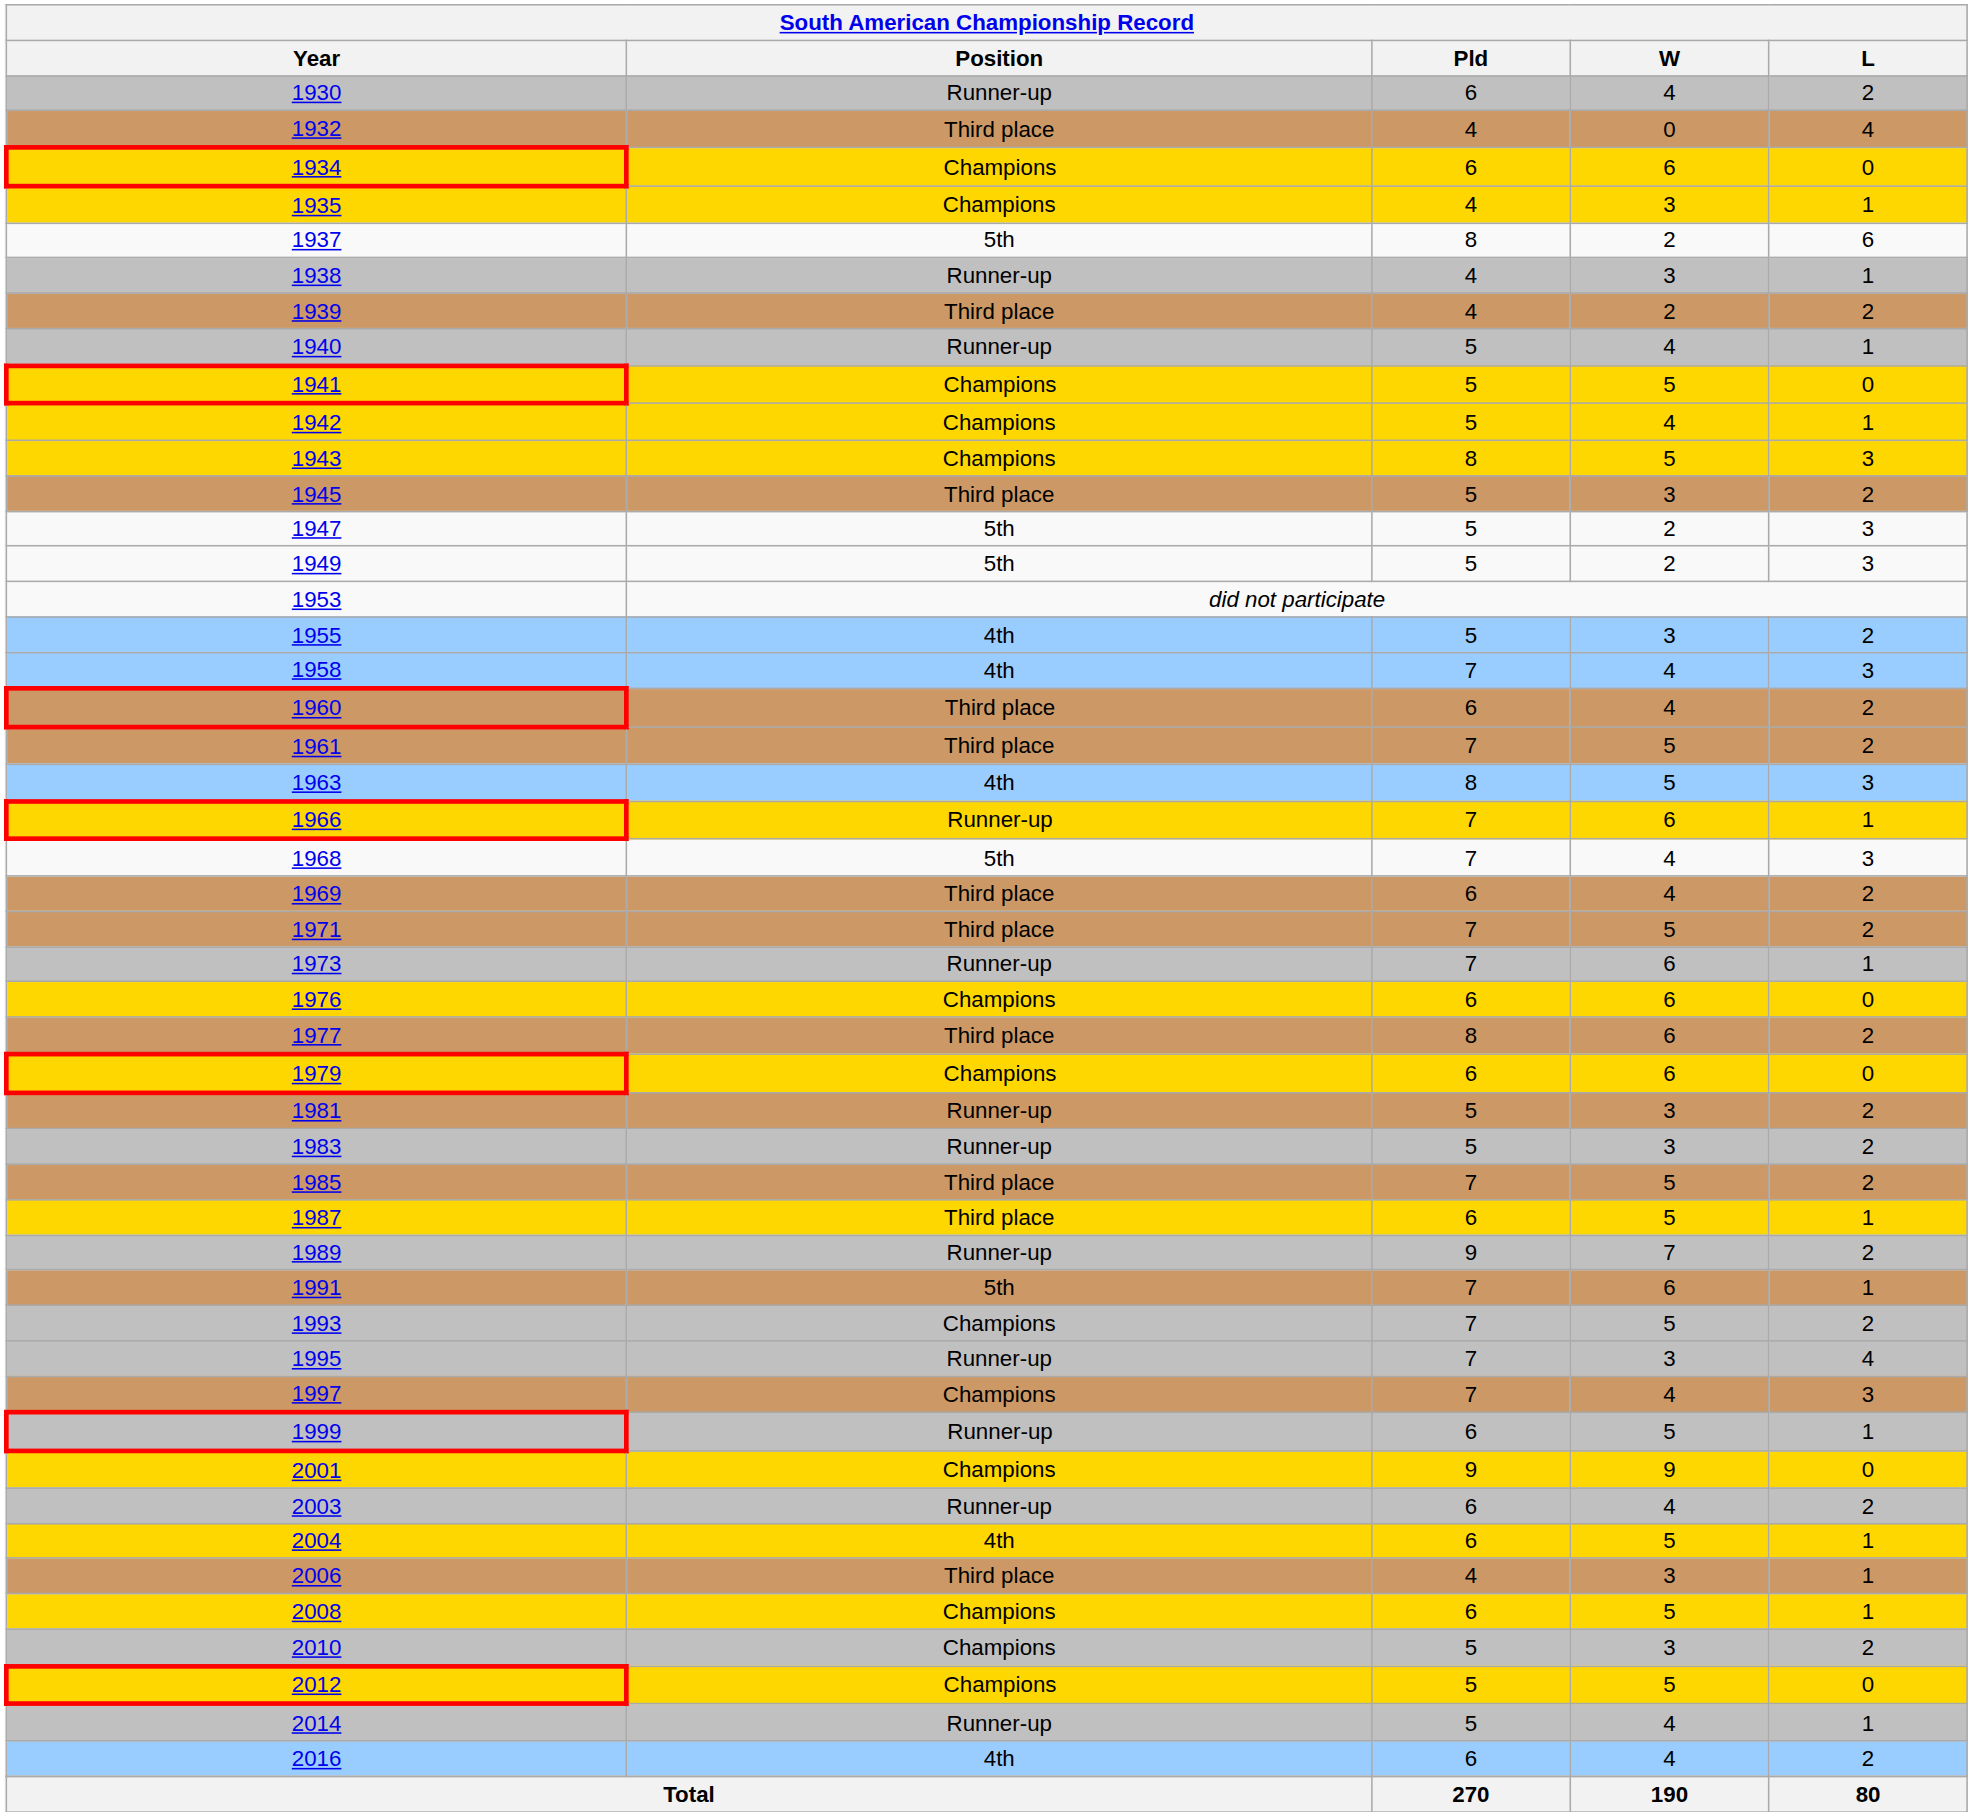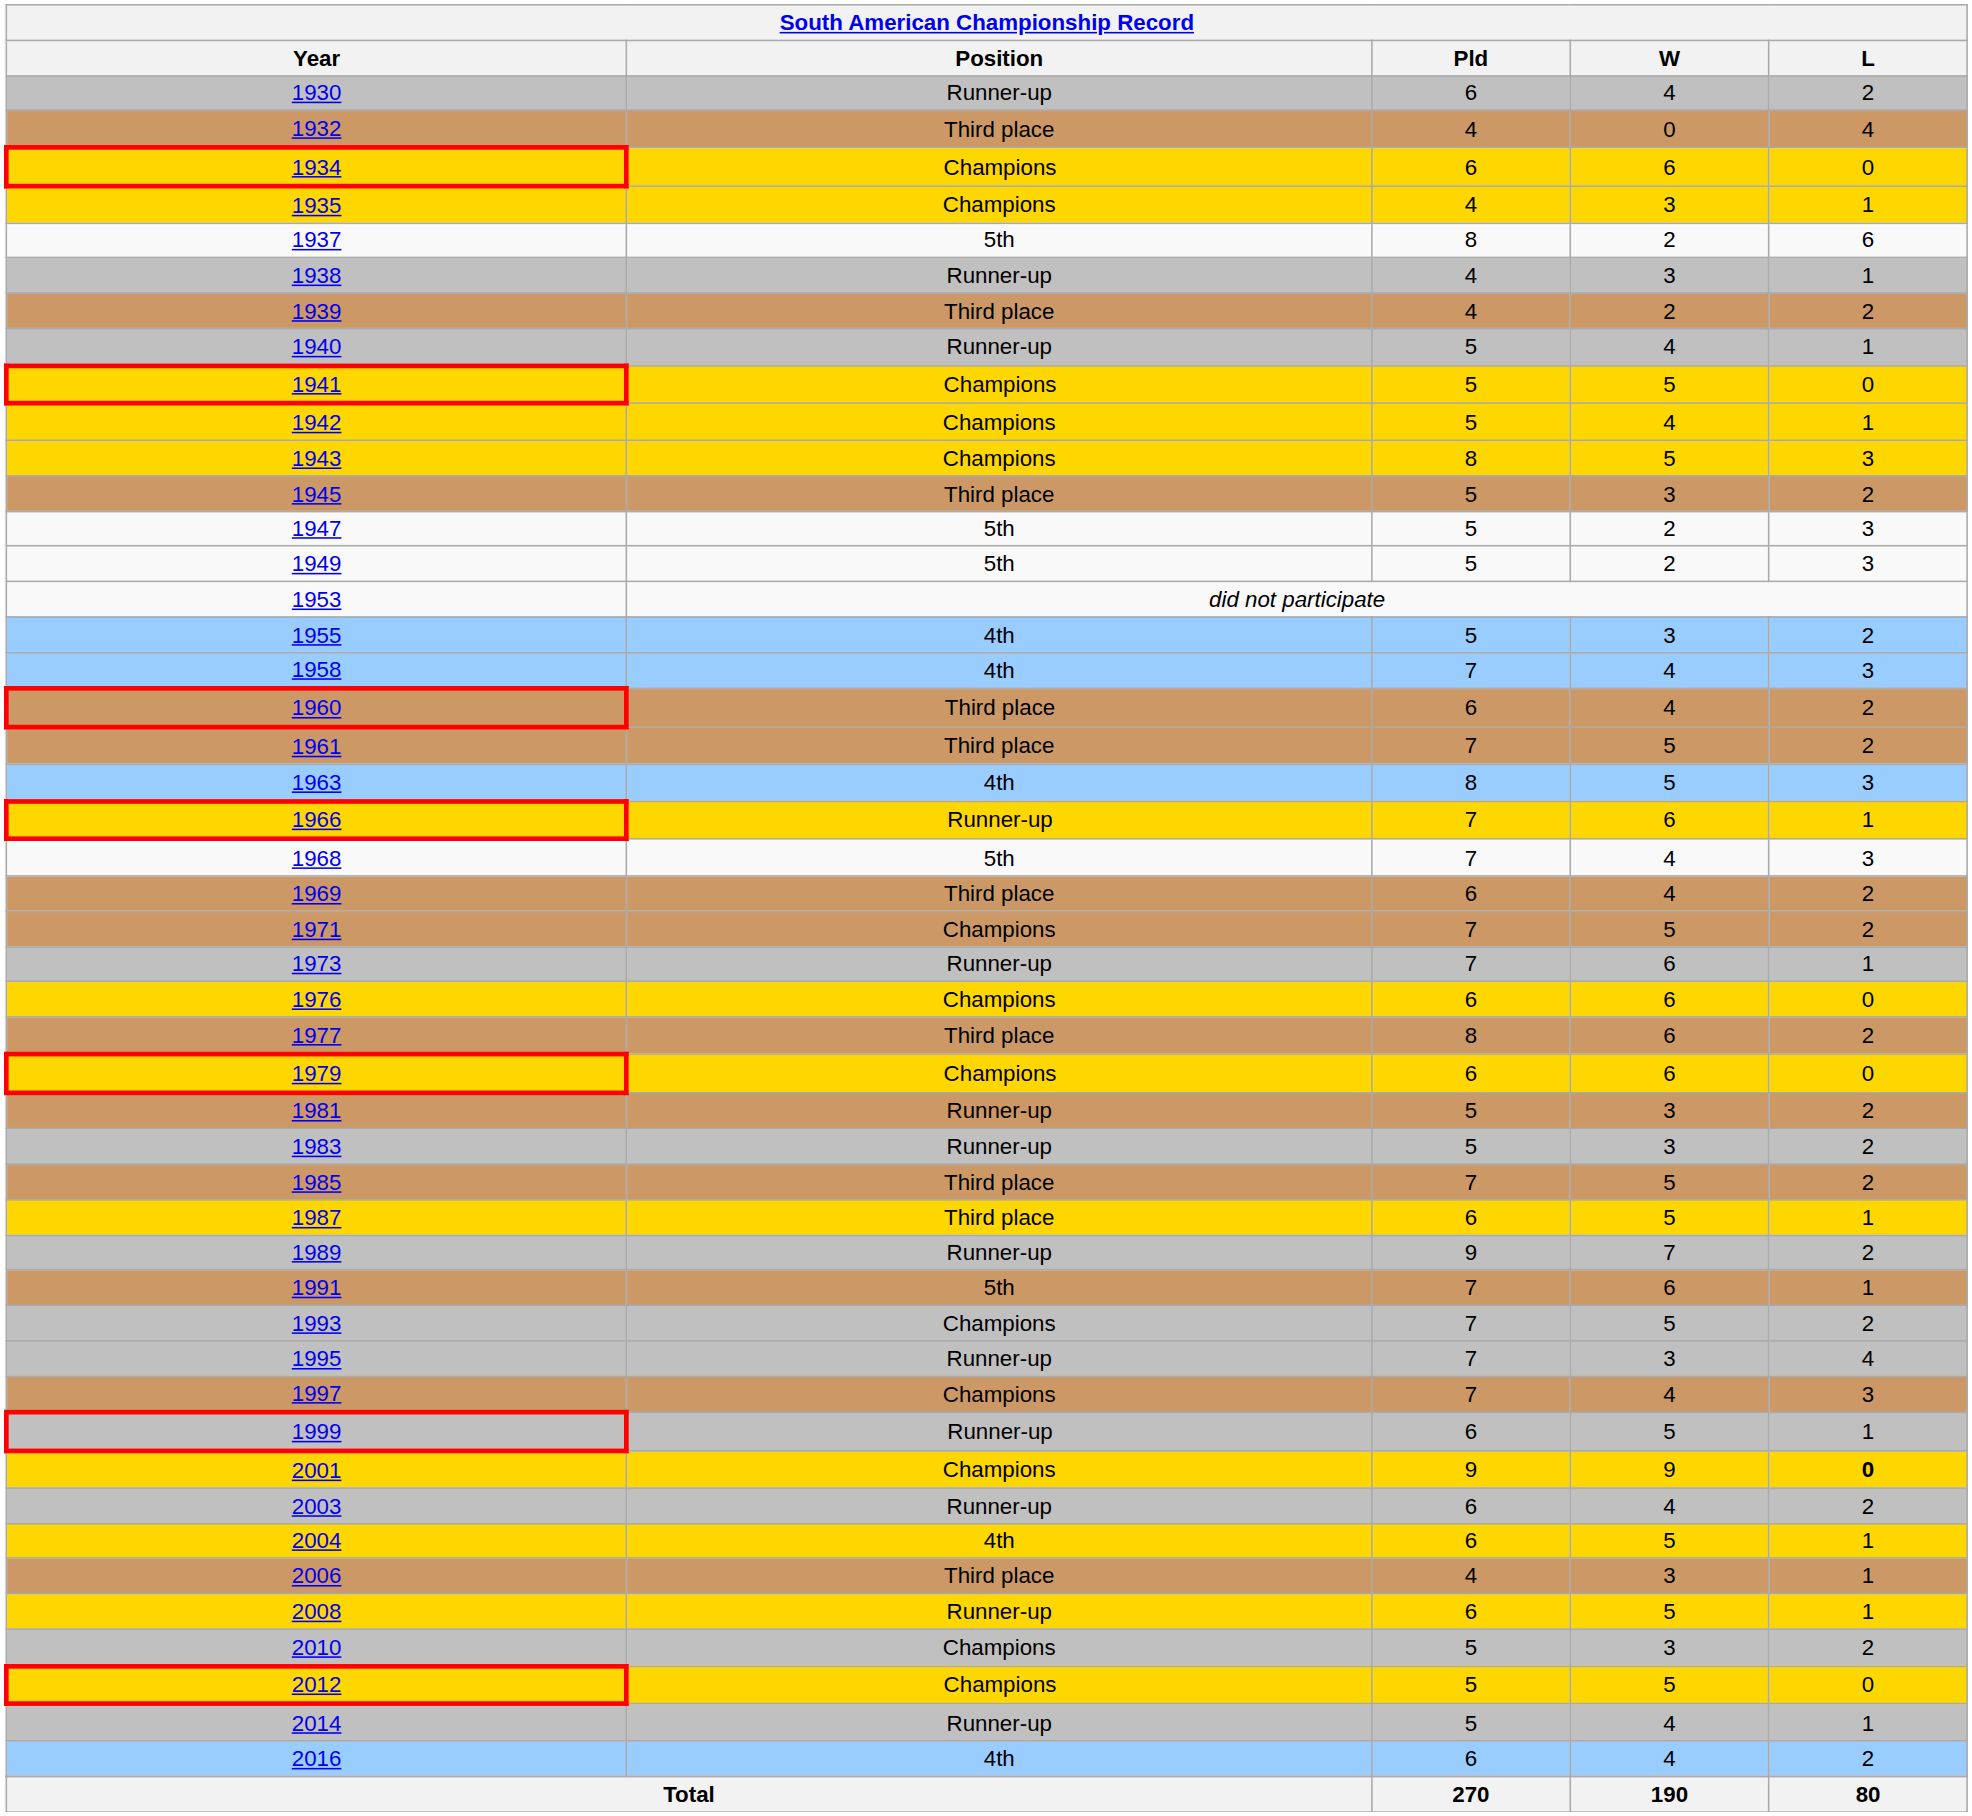(999, 929) Third place -> (999, 929) Champions
(1868, 1470) normal -> (1868, 1470) bold
(999, 1612) Champions -> (999, 1612) Runner-up
